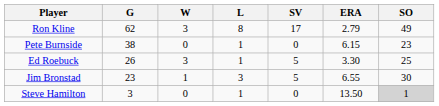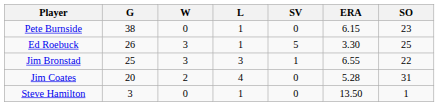- row: (53, 28)
(130, 77) 23 -> (130, 61) 25
(185, 77) 1 -> (185, 61) 3
(296, 77) 5 -> (296, 61) 1
(406, 77) 30 -> (406, 61) 22
+ row: (53, 77)
(406, 93) lightgrey background -> (406, 93) no background
